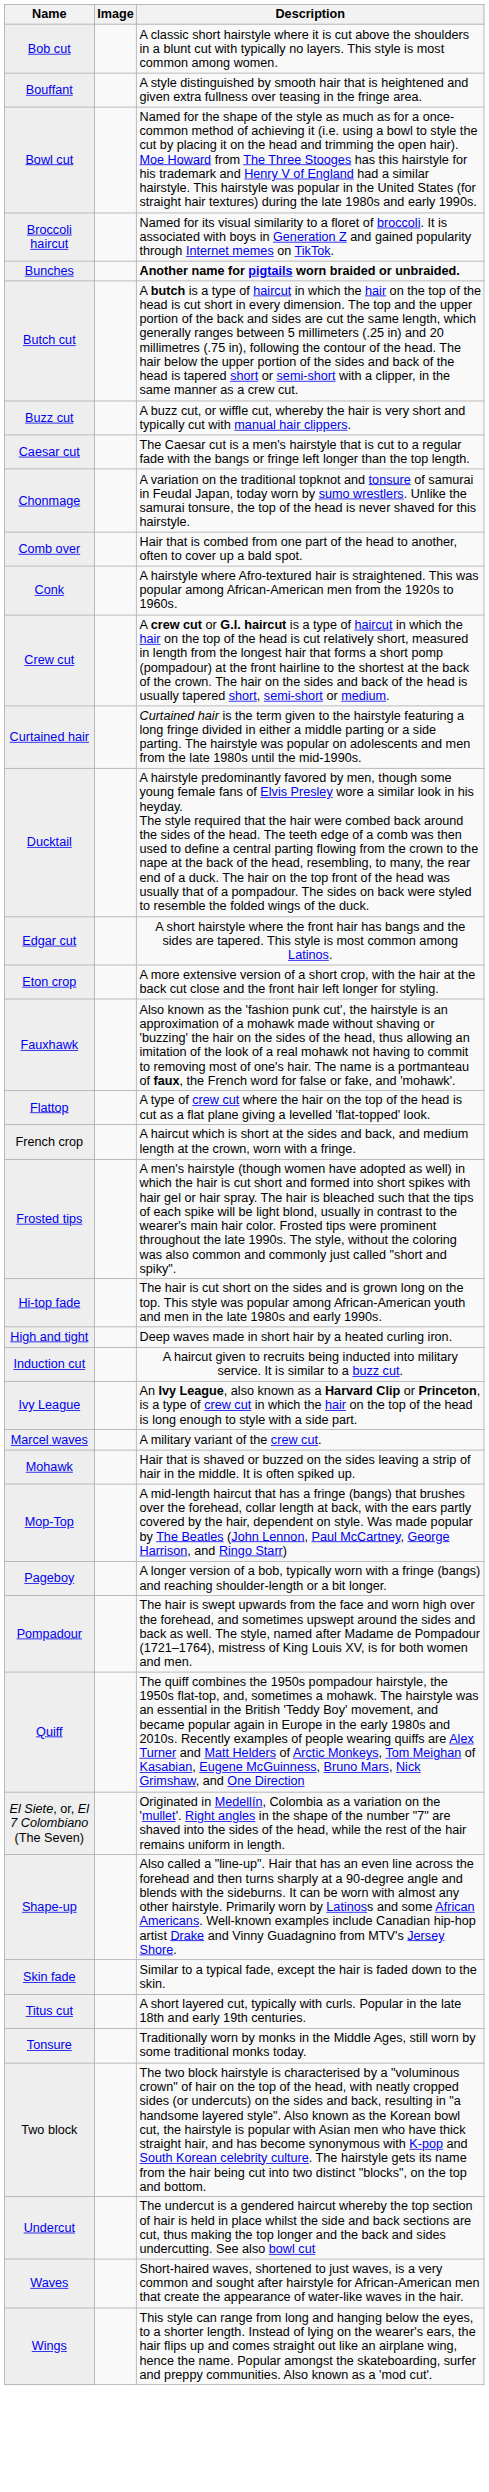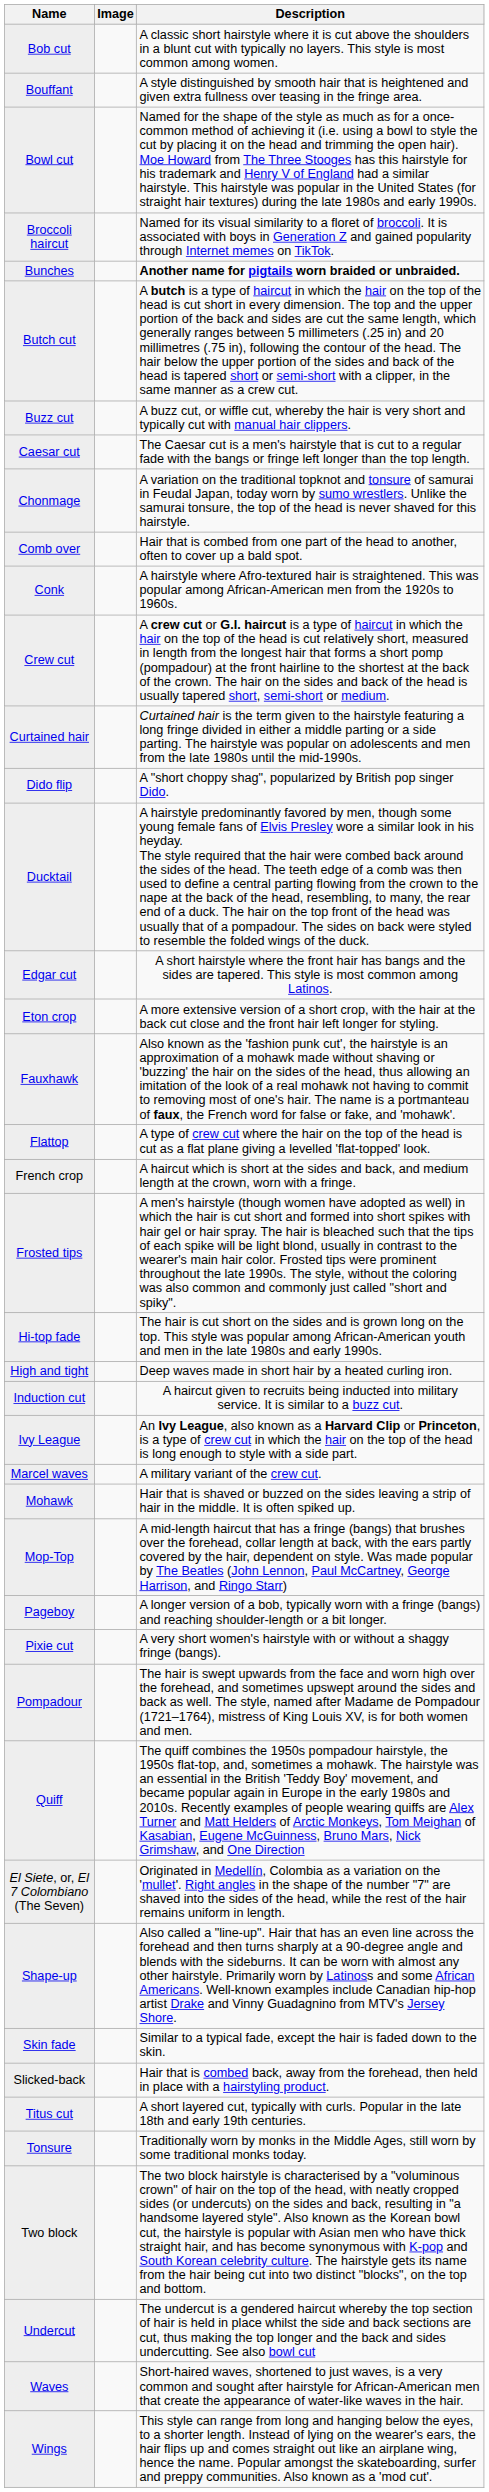+ row: (49, 785)
+ row: (49, 1646)
+ row: (49, 2079)
